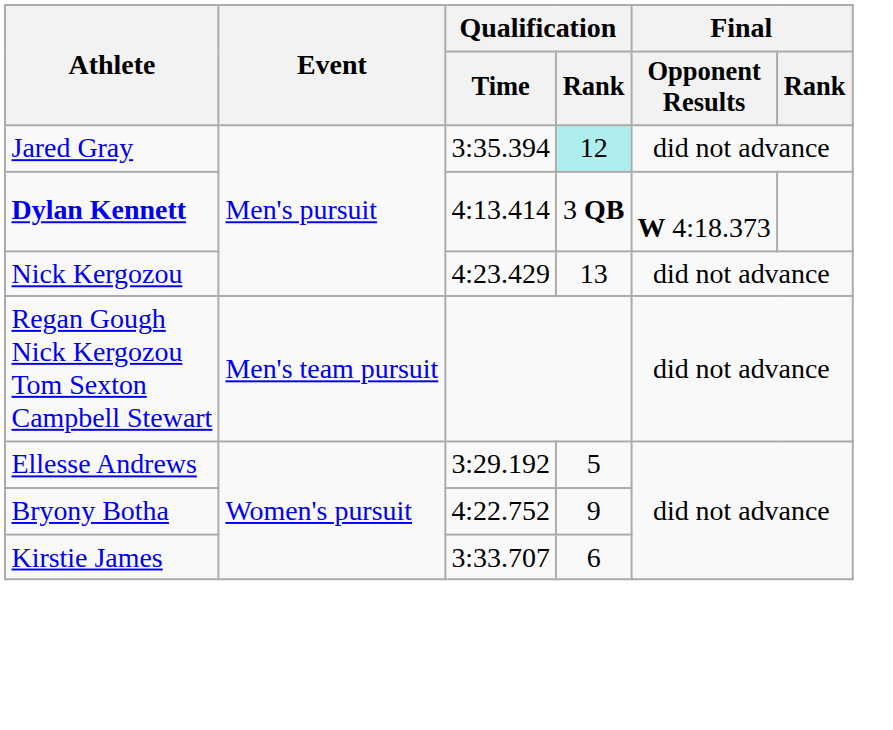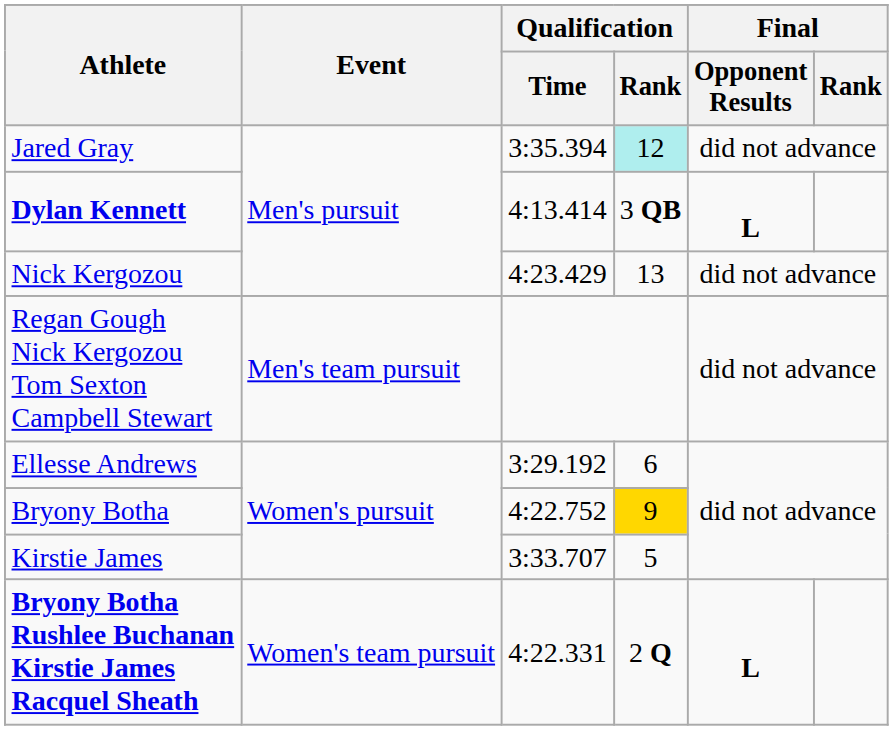(704, 227) W 4:18.373 -> (751, 227) L
(594, 464) 5 -> (650, 464) 6
(594, 510) no background -> (650, 510) gold background
(594, 557) 6 -> (650, 557) 5
+ row: (123, 652)
